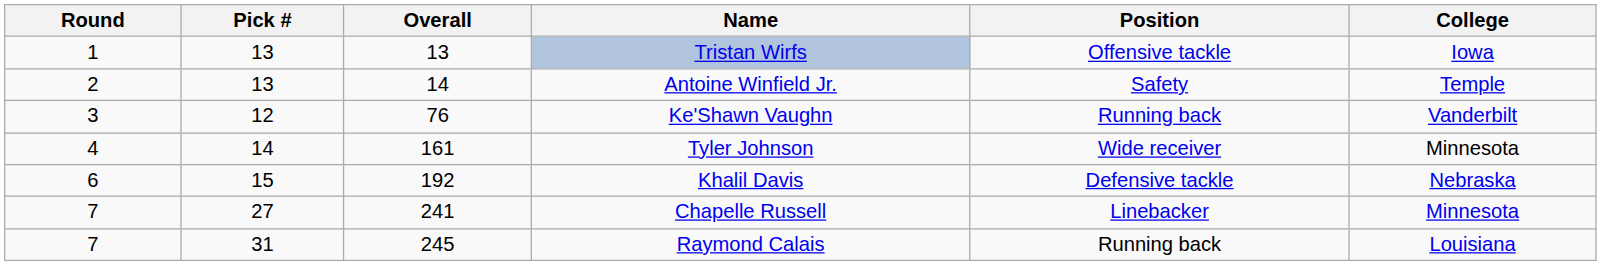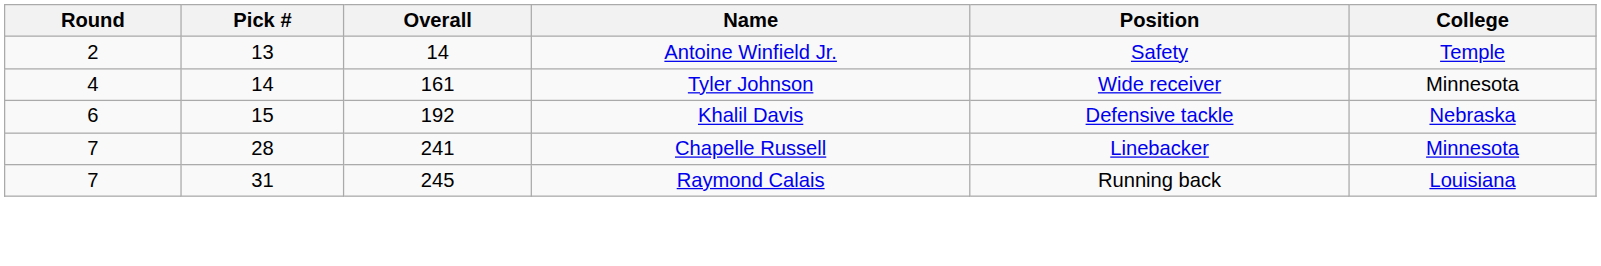- row: (751, 52)
- row: (751, 116)
(262, 212) 27 -> (262, 148) 28
